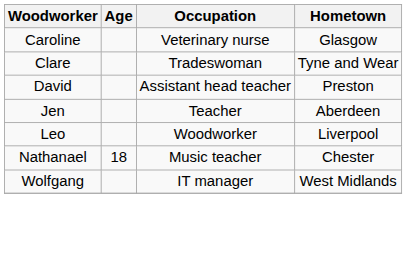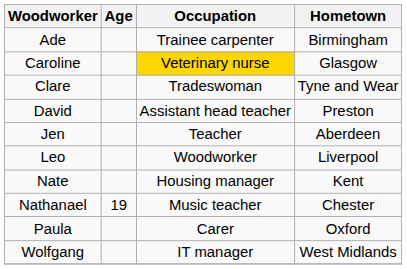+ row: (53, 39)
(215, 39) no background -> (215, 63) gold background
+ row: (53, 181)
(119, 157) 18 -> (119, 205) 19
+ row: (53, 228)
